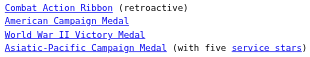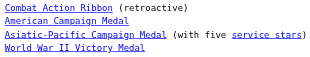rows swapped: (156, 48) <-> (75, 34)
